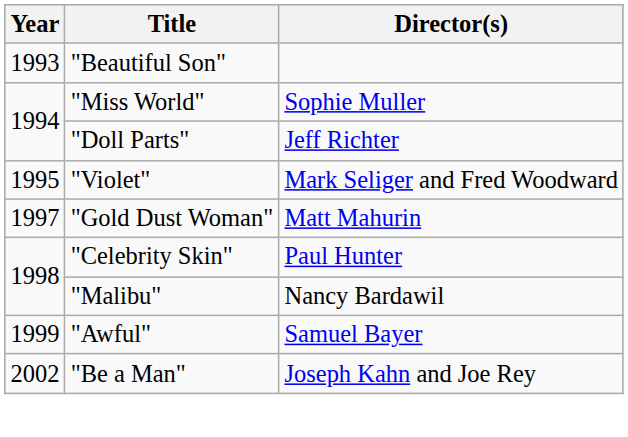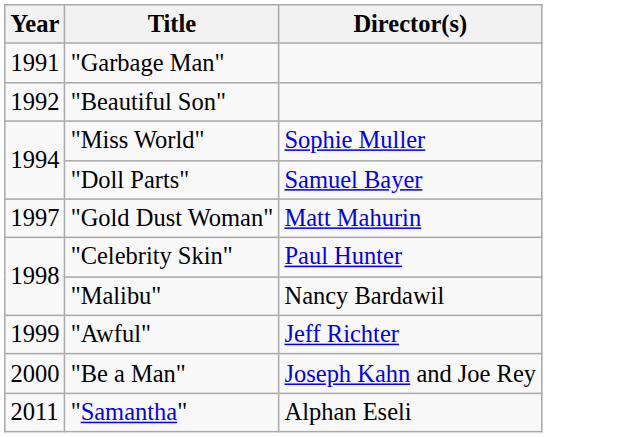+ row: (148, 62)
(35, 62) 1993 -> (35, 101) 1992
(342, 140) Jeff Richter -> (353, 179) Samuel Bayer
- row: (111, 179)
(353, 334) Samuel Bayer -> (342, 334) Jeff Richter
(35, 373) 2002 -> (35, 373) 2000
+ row: (129, 412)
